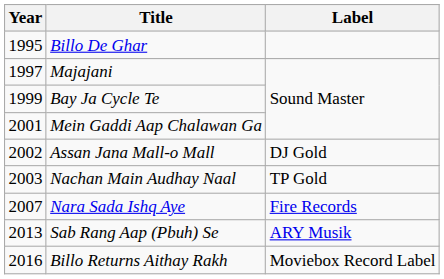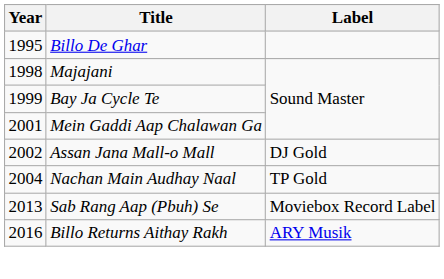(25, 71) 1997 -> (25, 71) 1998
(25, 179) 2003 -> (25, 179) 2004
- row: (118, 206)
(311, 233) ARY Musik -> (353, 206) Moviebox Record Label
(353, 260) Moviebox Record Label -> (311, 233) ARY Musik
